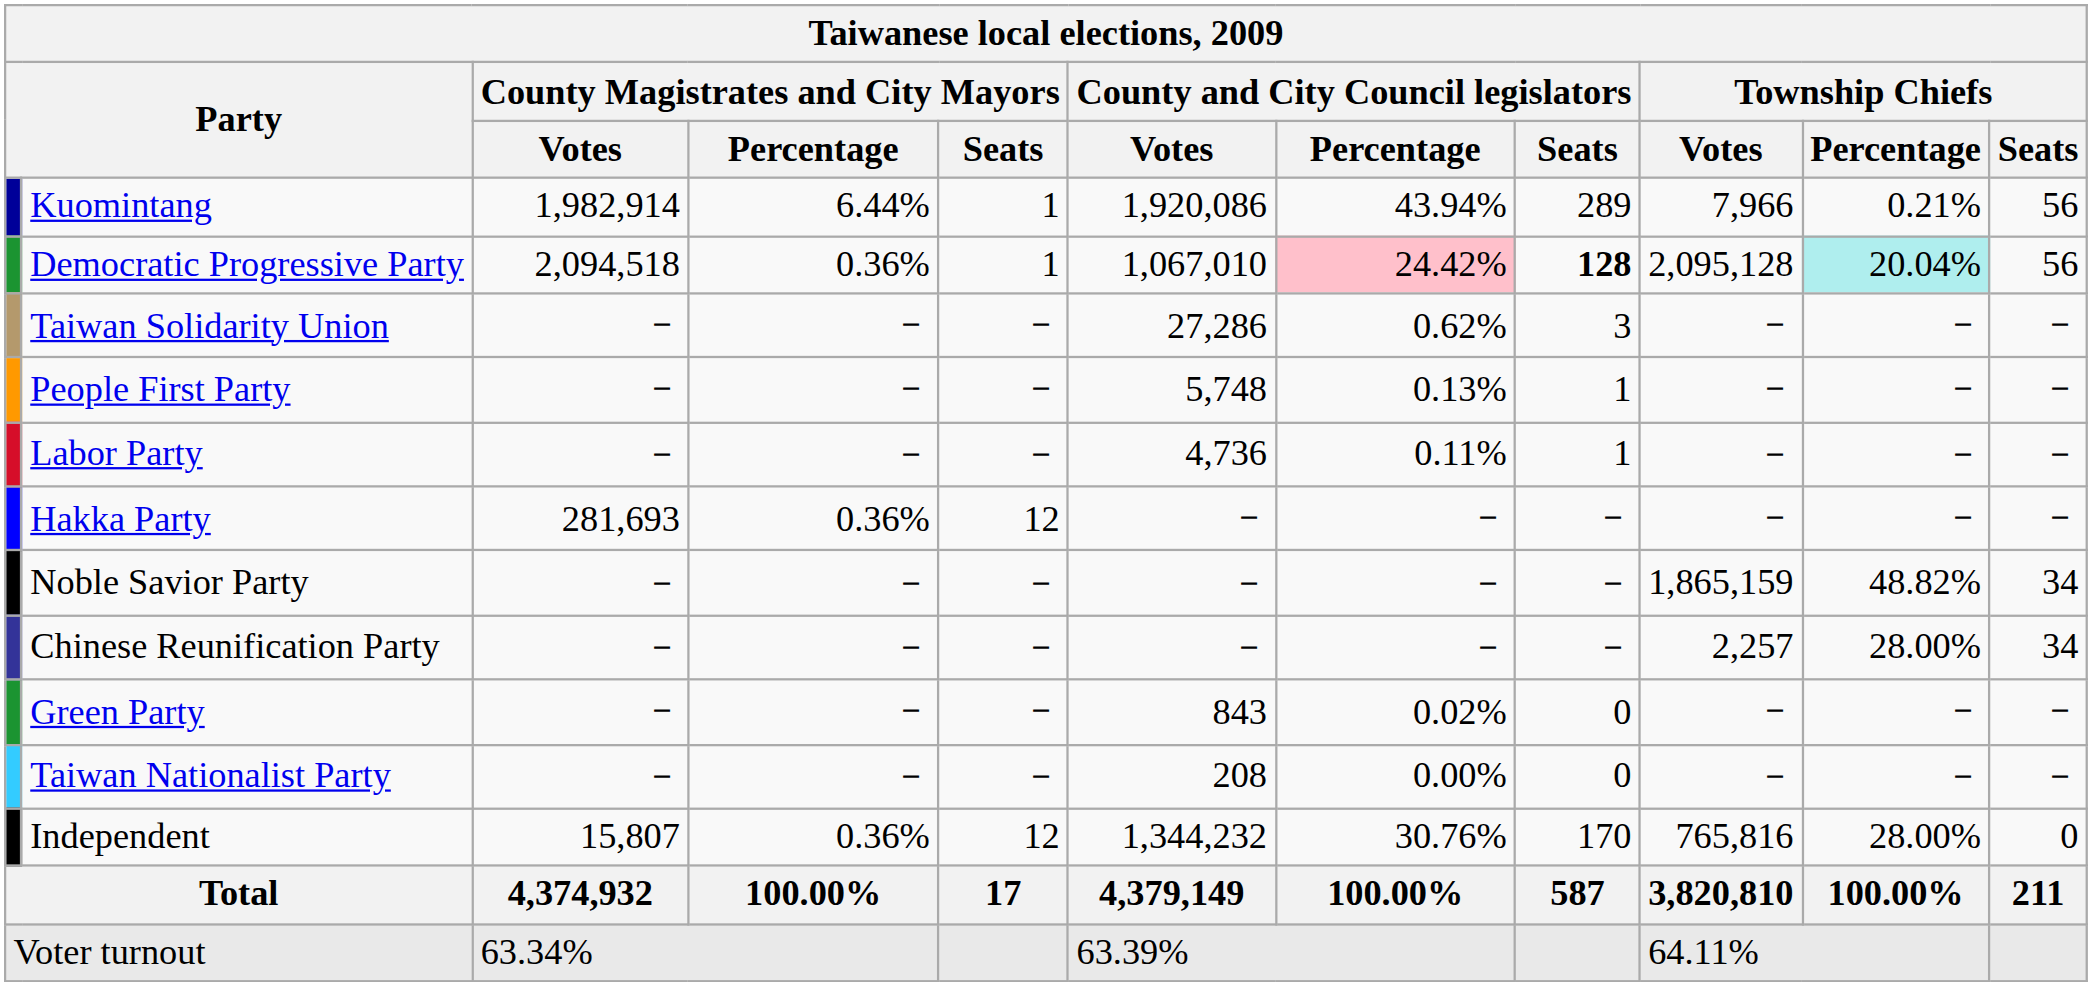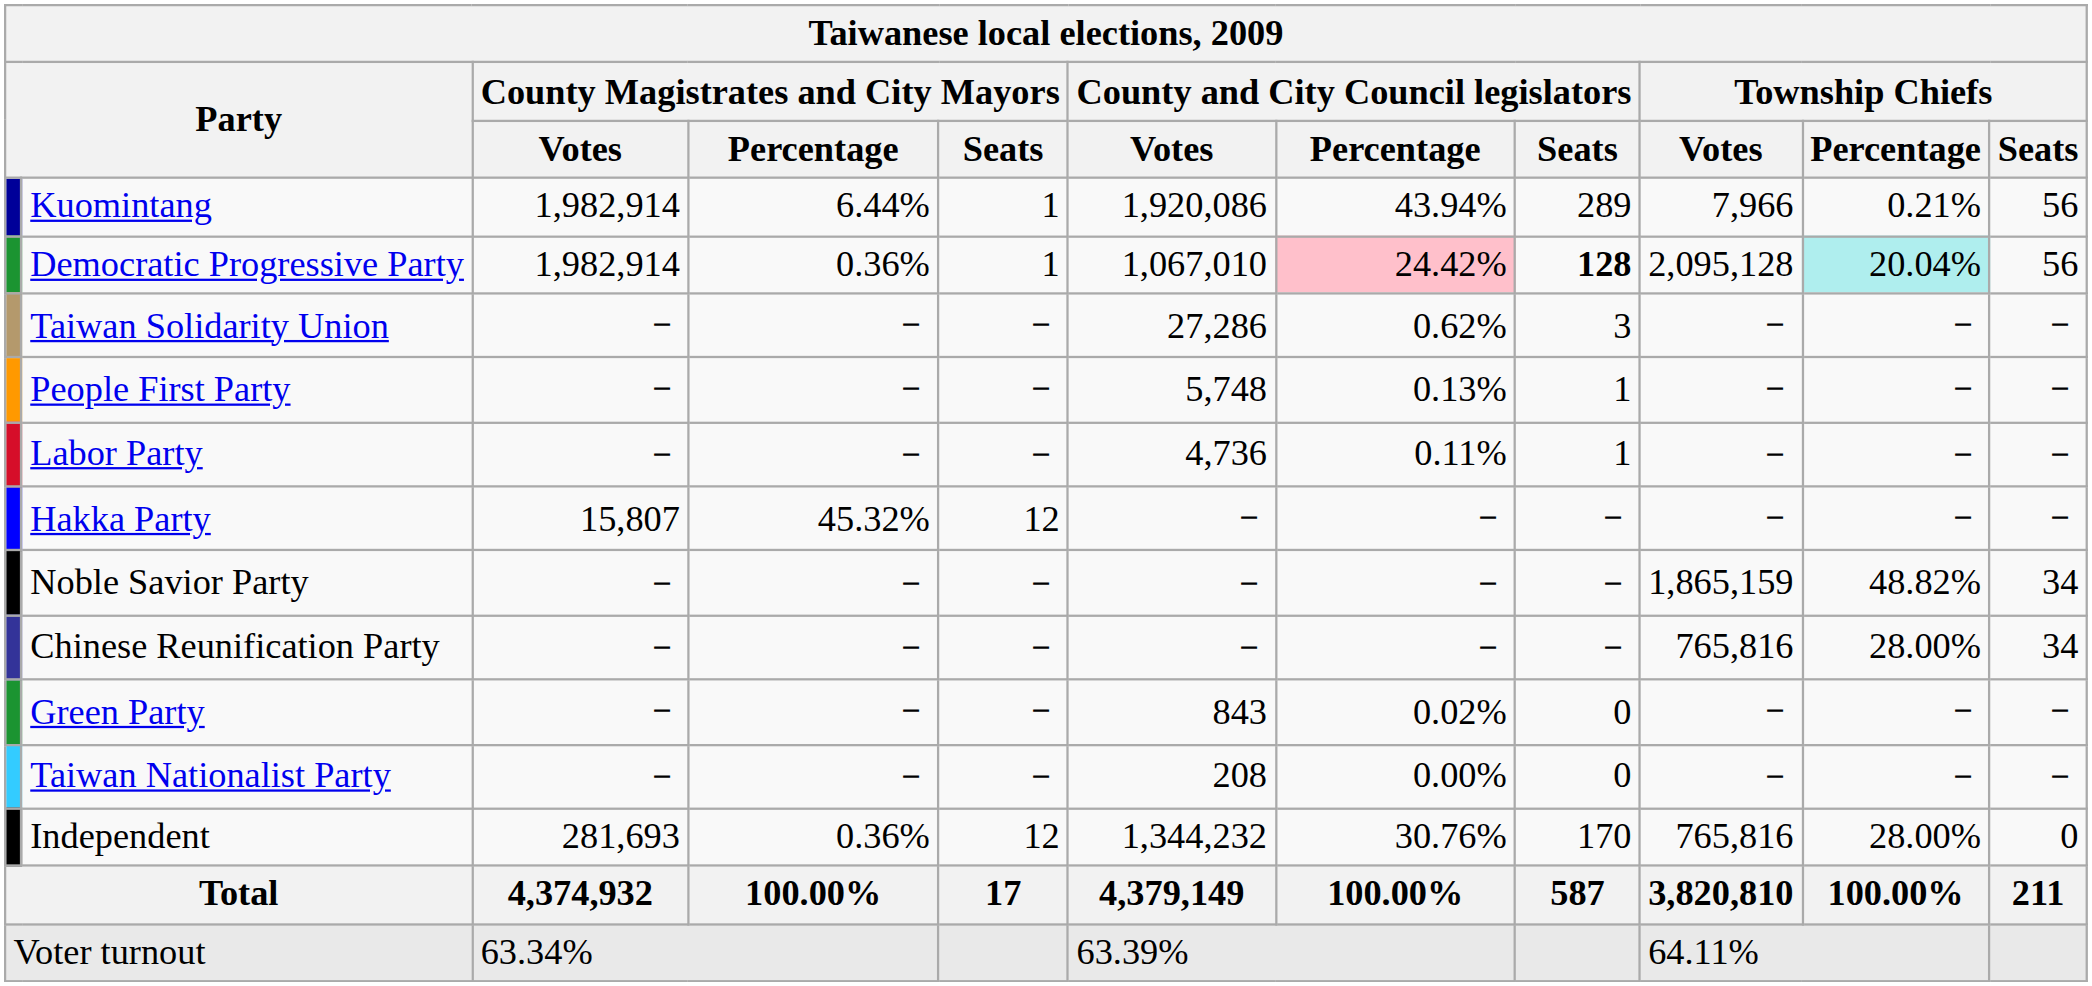(607, 263) 2,094,518 -> (607, 263) 1,982,914
(621, 517) 281,693 -> (630, 517) 15,807
(883, 517) 0.36% -> (874, 517) 45.32%
(1753, 646) 2,257 -> (1734, 646) 765,816
(630, 836) 15,807 -> (621, 836) 281,693
